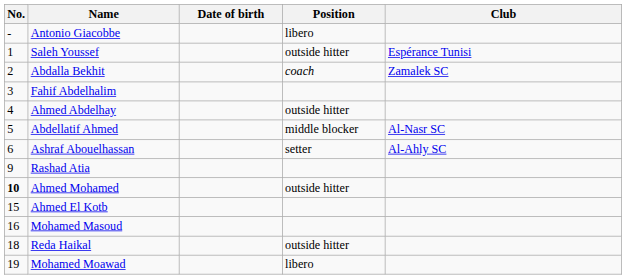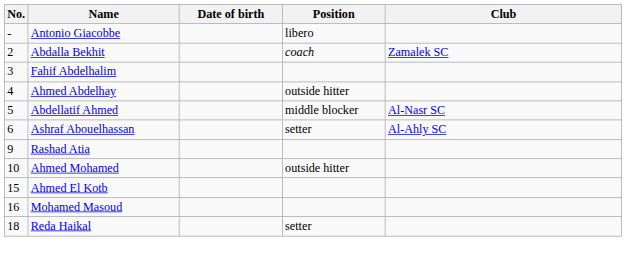- row: (65, 52)
(13, 187) bold -> (13, 168) normal
(317, 245) outside hitter -> (298, 226) setter
- row: (78, 264)
